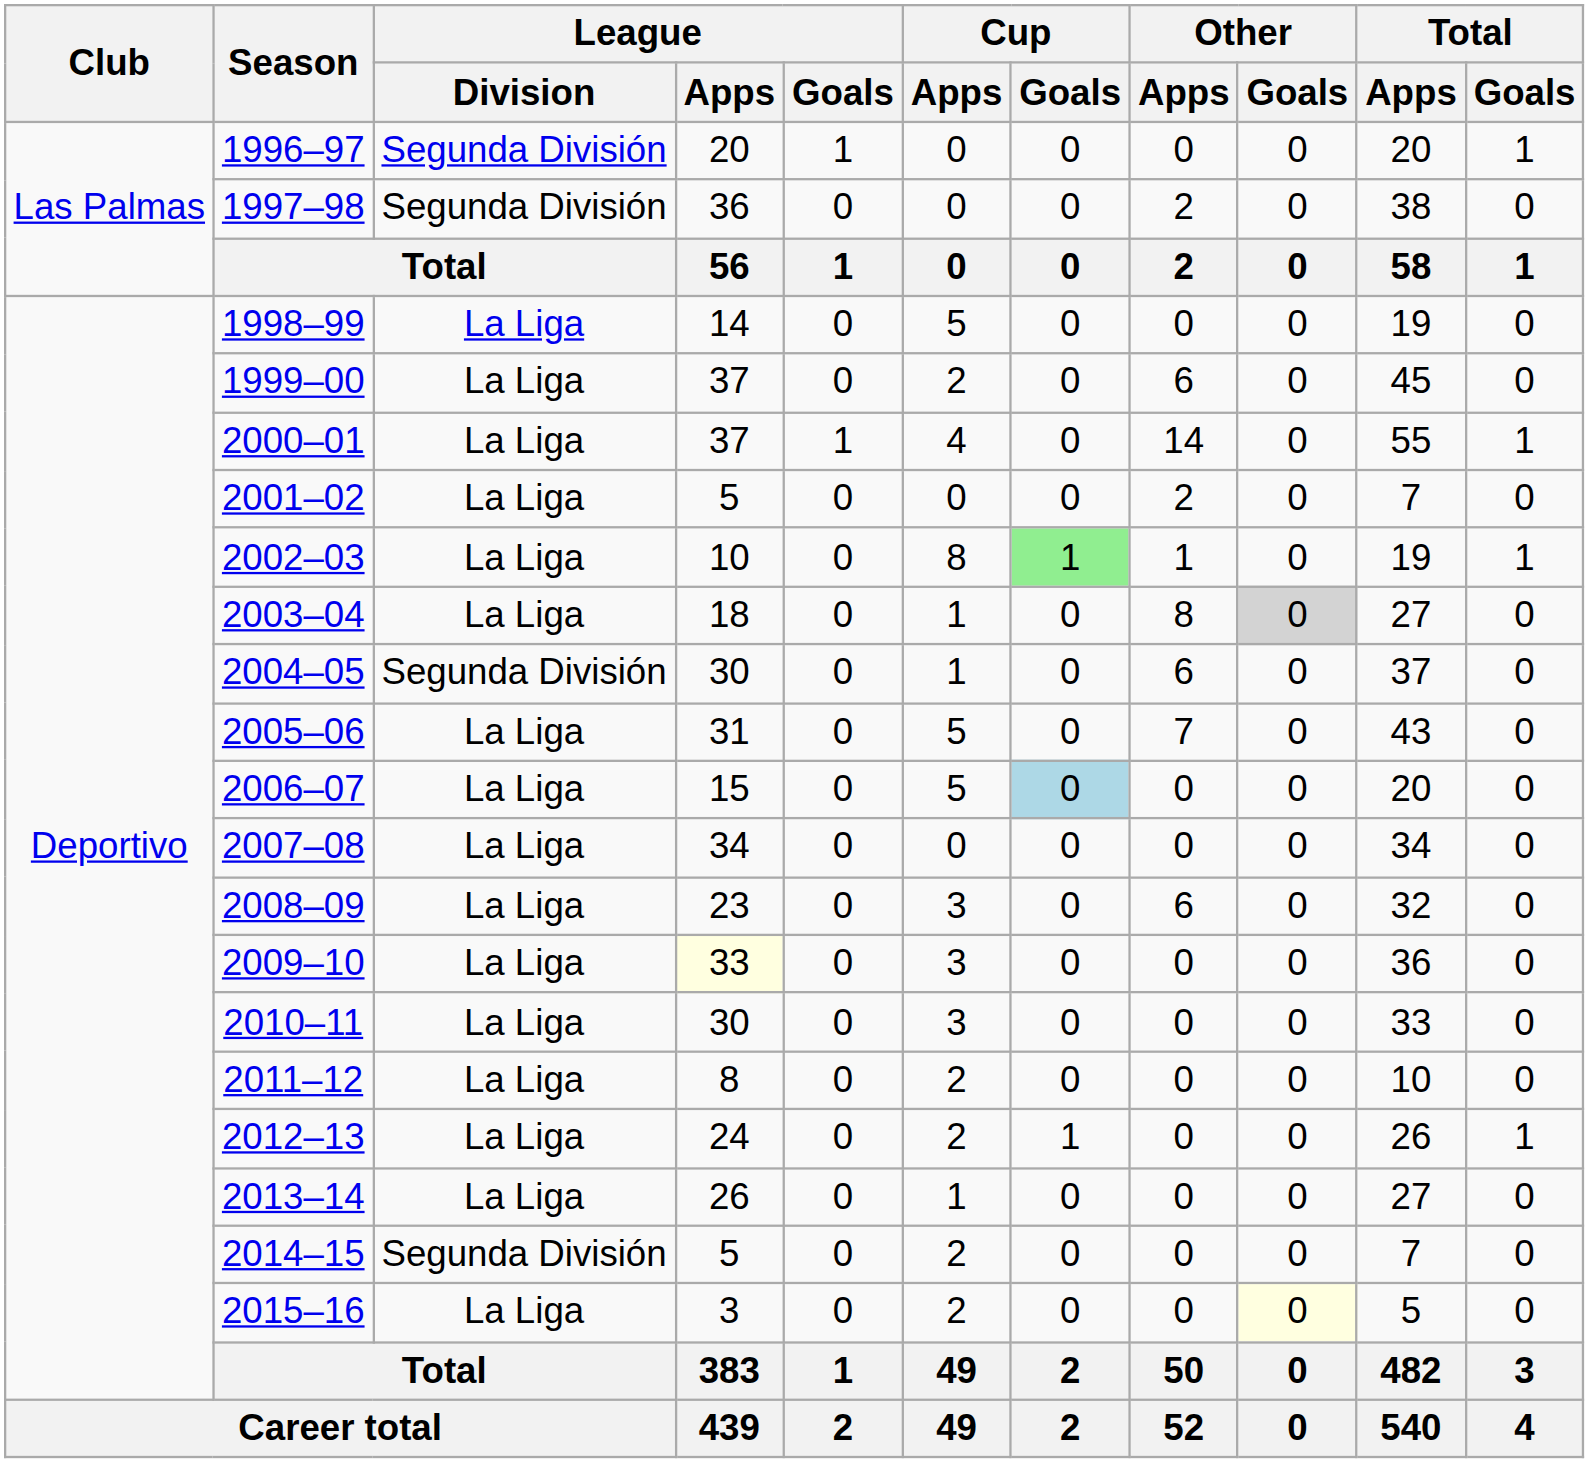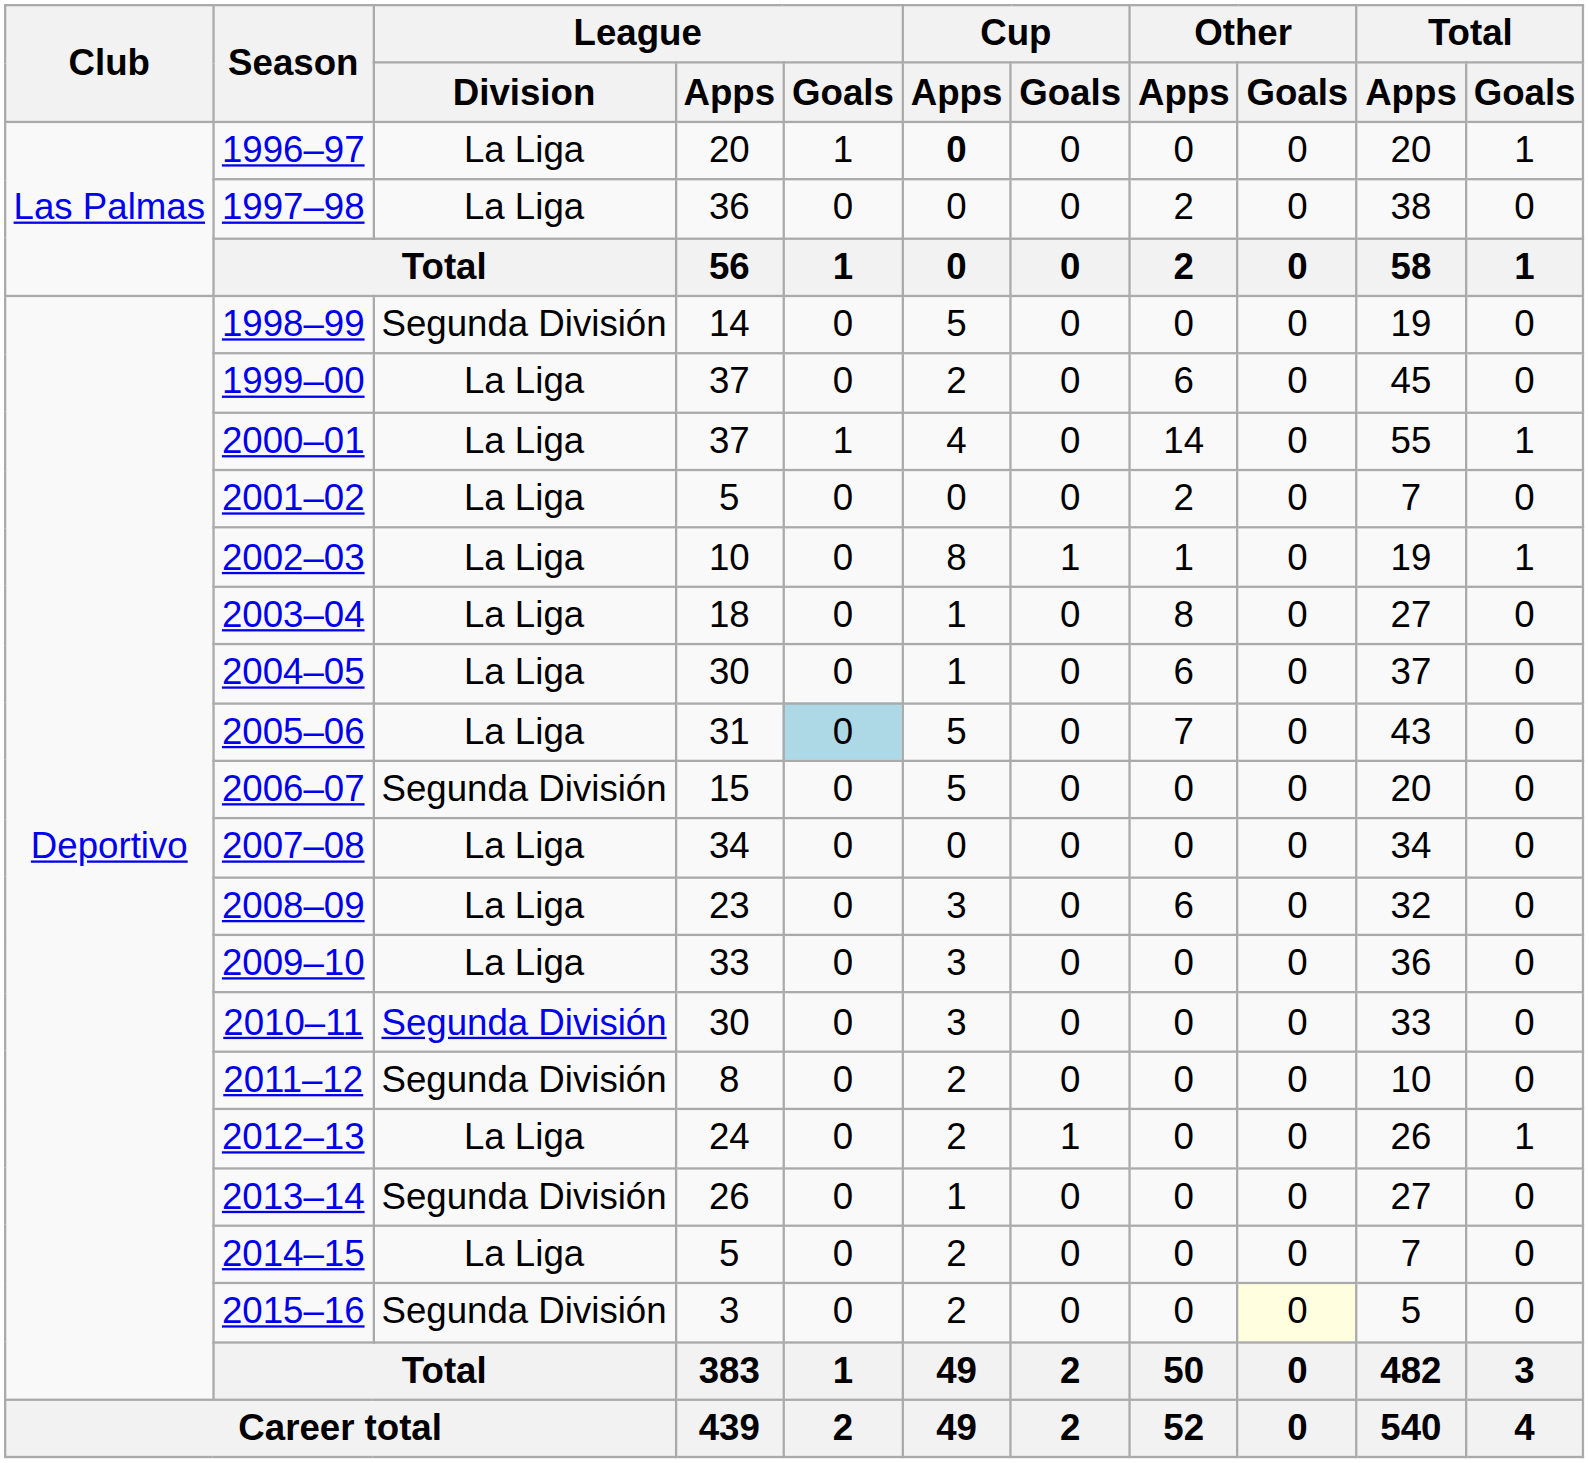(524, 149) Segunda División -> (524, 149) La Liga
(957, 149) normal -> (957, 149) bold
(524, 207) Segunda División -> (524, 207) La Liga
(524, 324) La Liga -> (524, 324) Segunda División
(1070, 556) lightgreen background -> (1070, 556) no background
(1297, 614) lightgrey background -> (1297, 614) no background
(524, 672) Segunda División -> (524, 672) La Liga
(843, 730) no background -> (843, 730) lightblue background
(524, 788) La Liga -> (524, 788) Segunda División
(1070, 788) lightblue background -> (1070, 788) no background
(729, 963) lightyellow background -> (729, 963) no background
(524, 1021) La Liga -> (524, 1021) Segunda División
(524, 1079) La Liga -> (524, 1079) Segunda División
(524, 1195) La Liga -> (524, 1195) Segunda División
(524, 1253) Segunda División -> (524, 1253) La Liga
(524, 1311) La Liga -> (524, 1311) Segunda División
